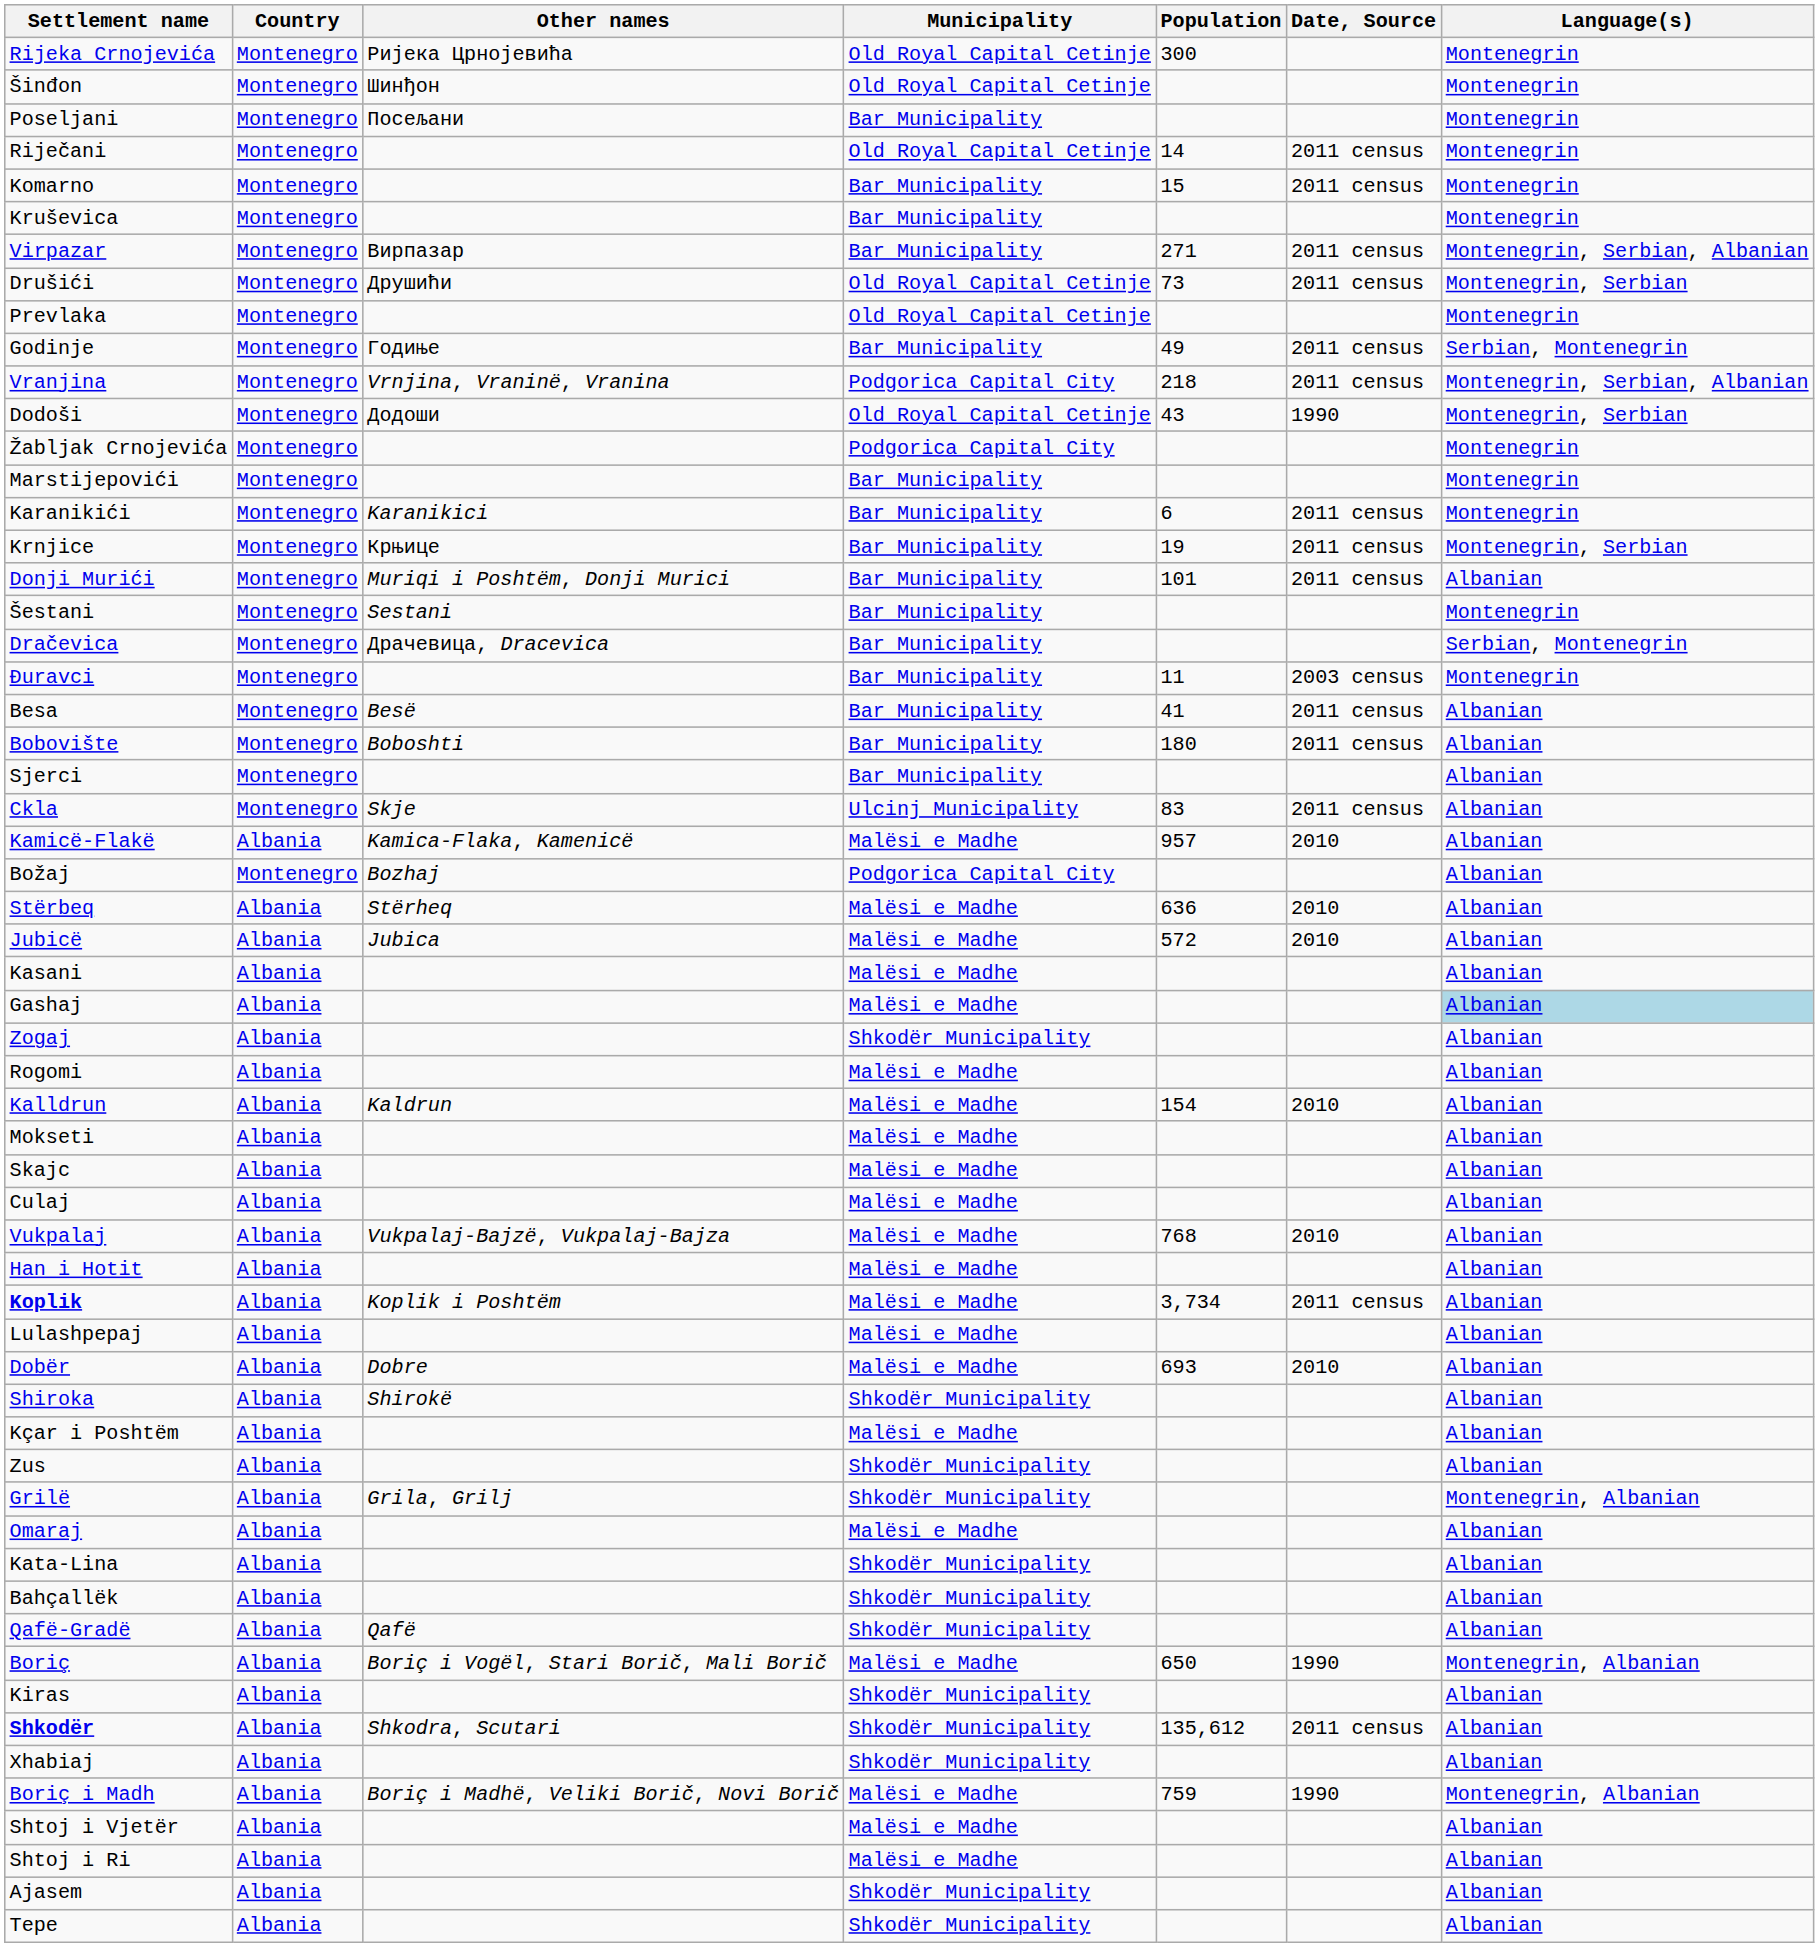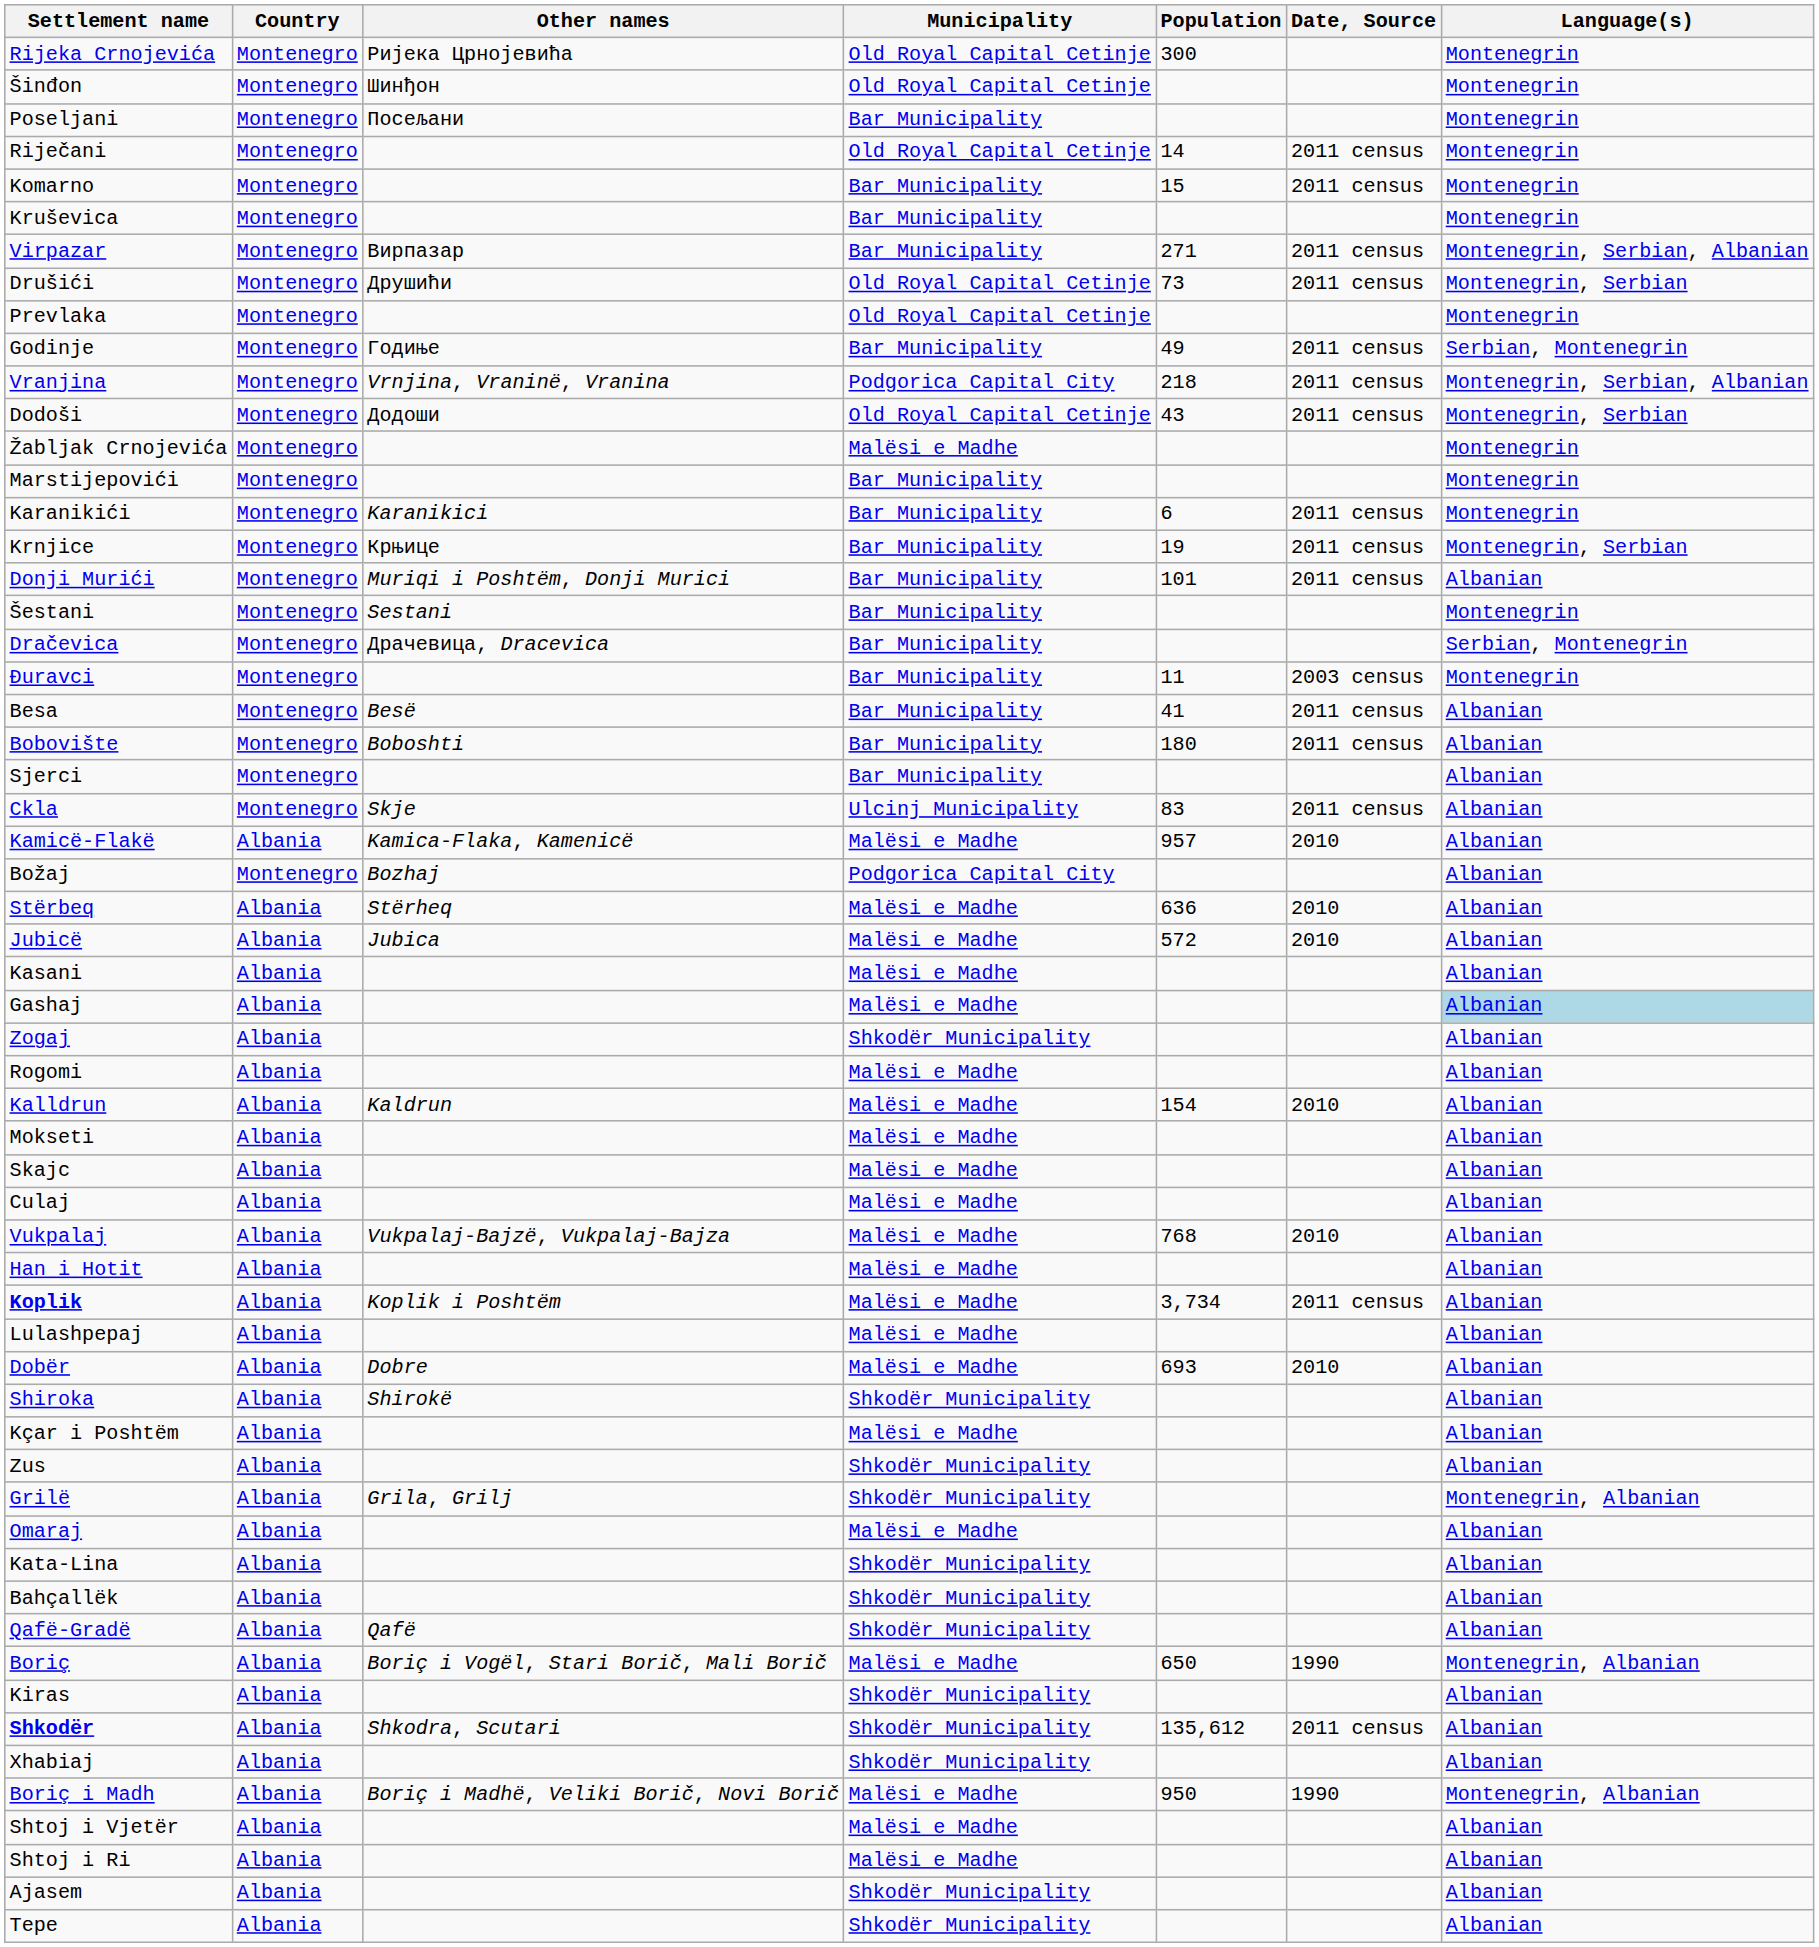(1315, 415) 1990 -> (1358, 415) 2011 census
(982, 448) Podgorica Capital City -> (933, 448) Malësi e Madhe
(1179, 1795) 759 -> (1179, 1795) 950
